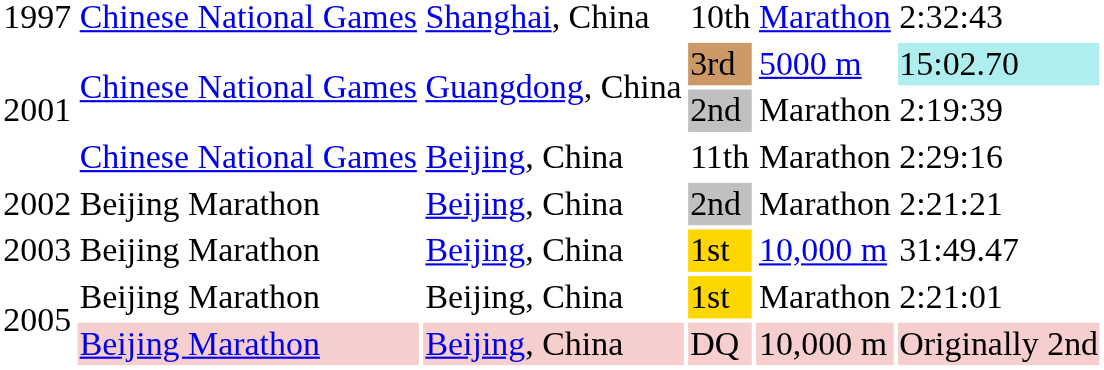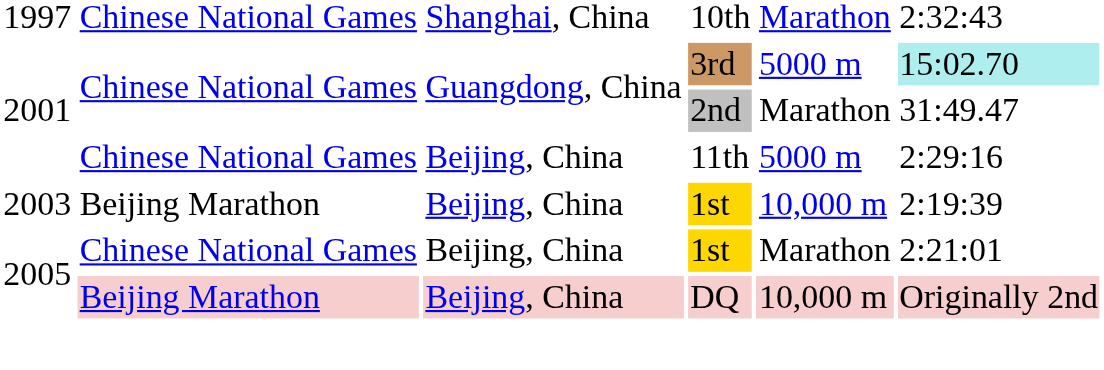(951, 110) 2:19:39 -> (959, 110) 31:49.47
(825, 156) Marathon -> (810, 156) 5000 m
- row: (37, 203)
(959, 250) 31:49.47 -> (951, 203) 2:19:39
(200, 296) Beijing Marathon -> (248, 250) Chinese National Games
